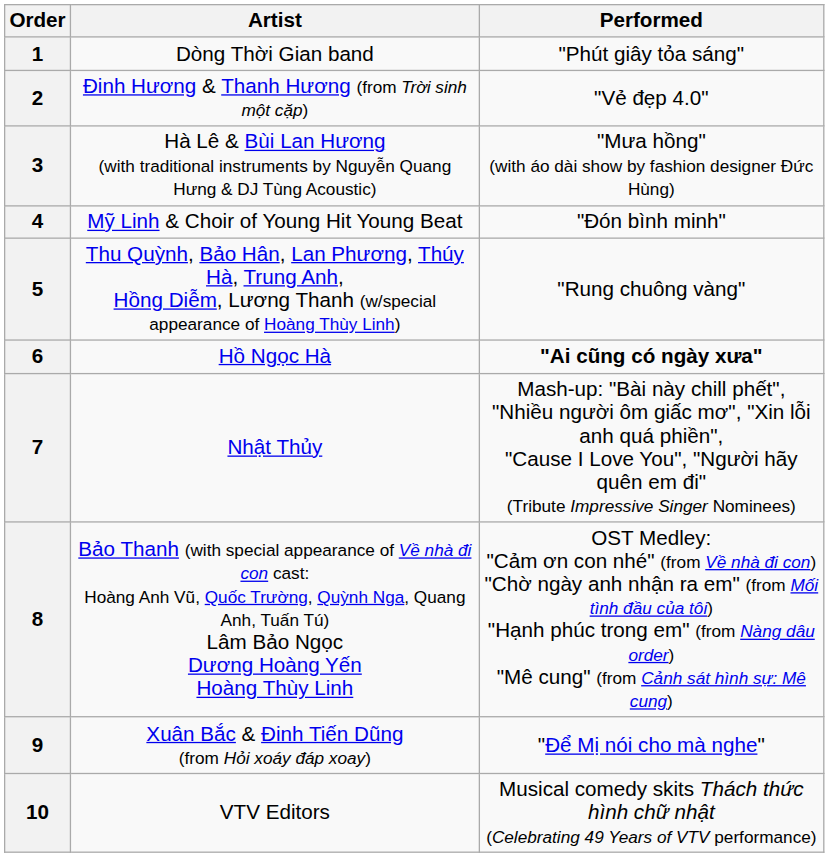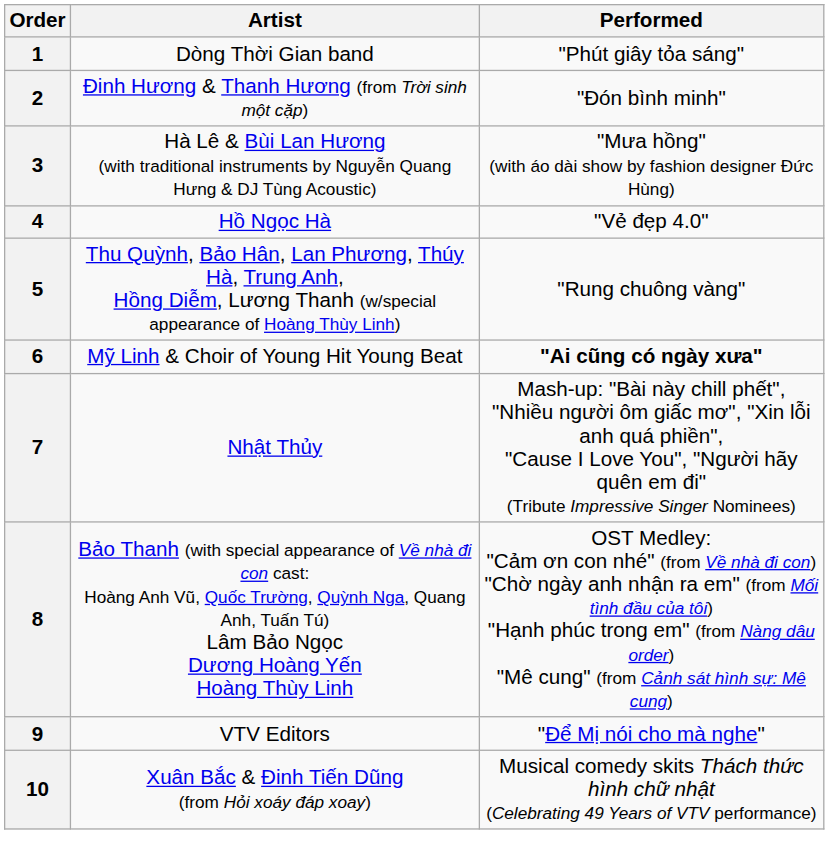(651, 97) "Vẻ đẹp 4.0" -> (651, 97) "Đón bình minh"
(275, 221) Mỹ Linh & Choir of Young Hit Young Beat -> (275, 221) Hồ Ngọc Hà
(651, 221) "Đón bình minh" -> (651, 221) "Vẻ đẹp 4.0"
(275, 356) Hồ Ngọc Hà -> (275, 356) Mỹ Linh & Choir of Young Hit Young Beat
(275, 745) Xuân Bắc & Đinh Tiến Dũng (from Hỏi xoáy đáp xoay) -> (275, 733) VTV Editors
(275, 812) VTV Editors -> (275, 789) Xuân Bắc & Đinh Tiến Dũng (from Hỏi xoáy đáp xoay)
